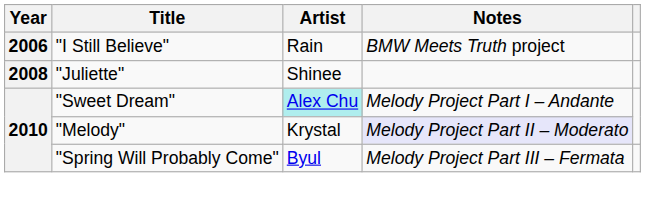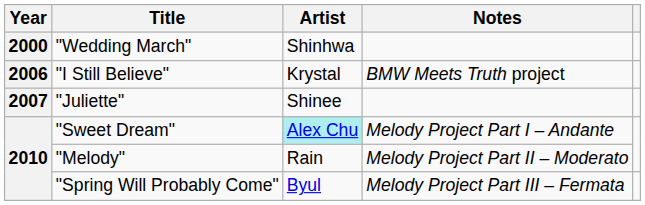+ row: (124, 46)
(305, 46) Rain -> (314, 74) Krystal
(28, 74) 2008 -> (28, 102) 2007
(314, 130) Krystal -> (305, 158) Rain
(497, 130) lavender background -> (497, 158) no background
